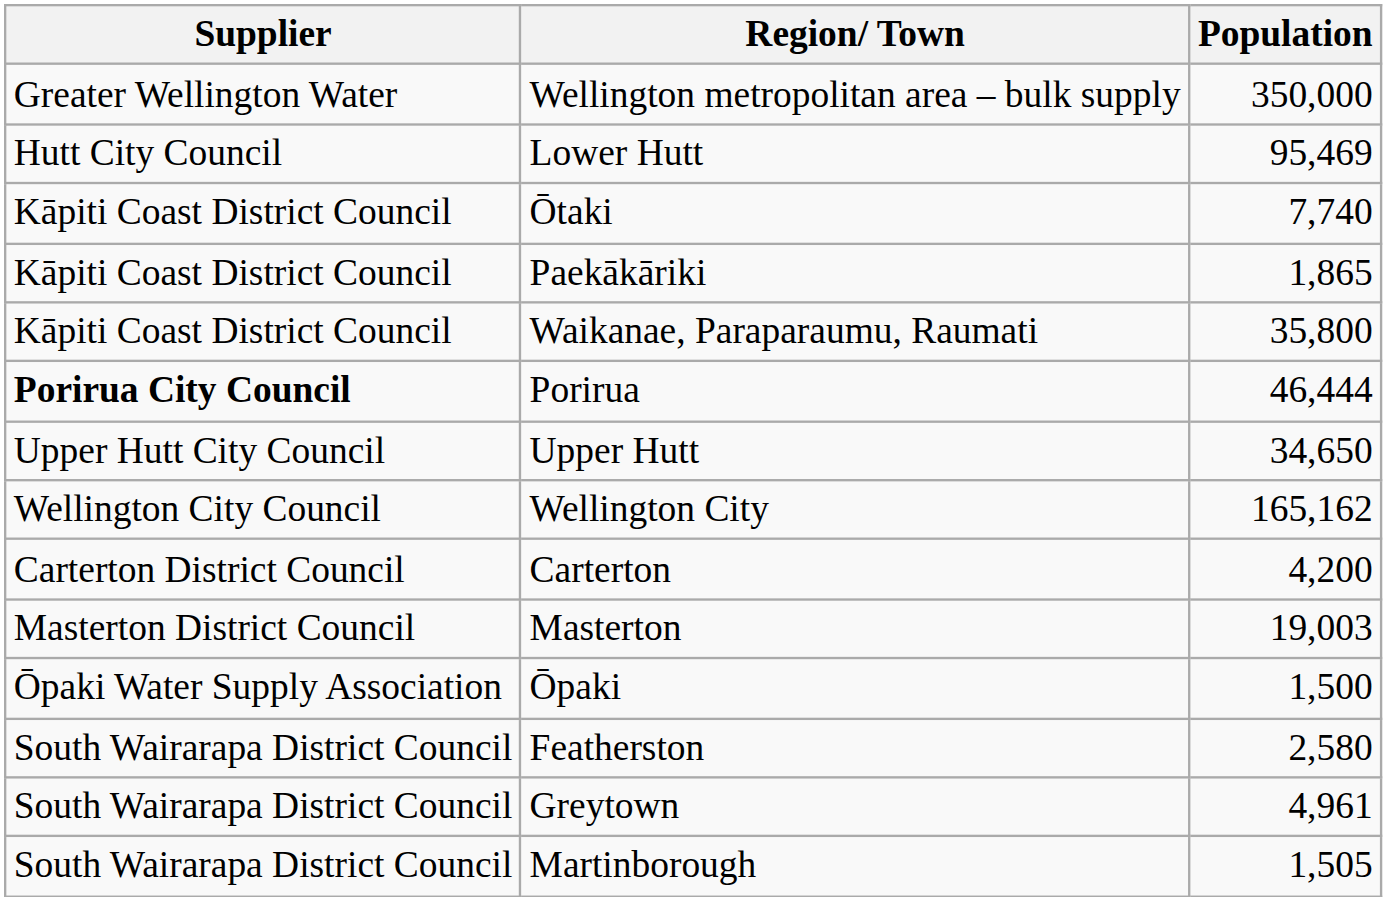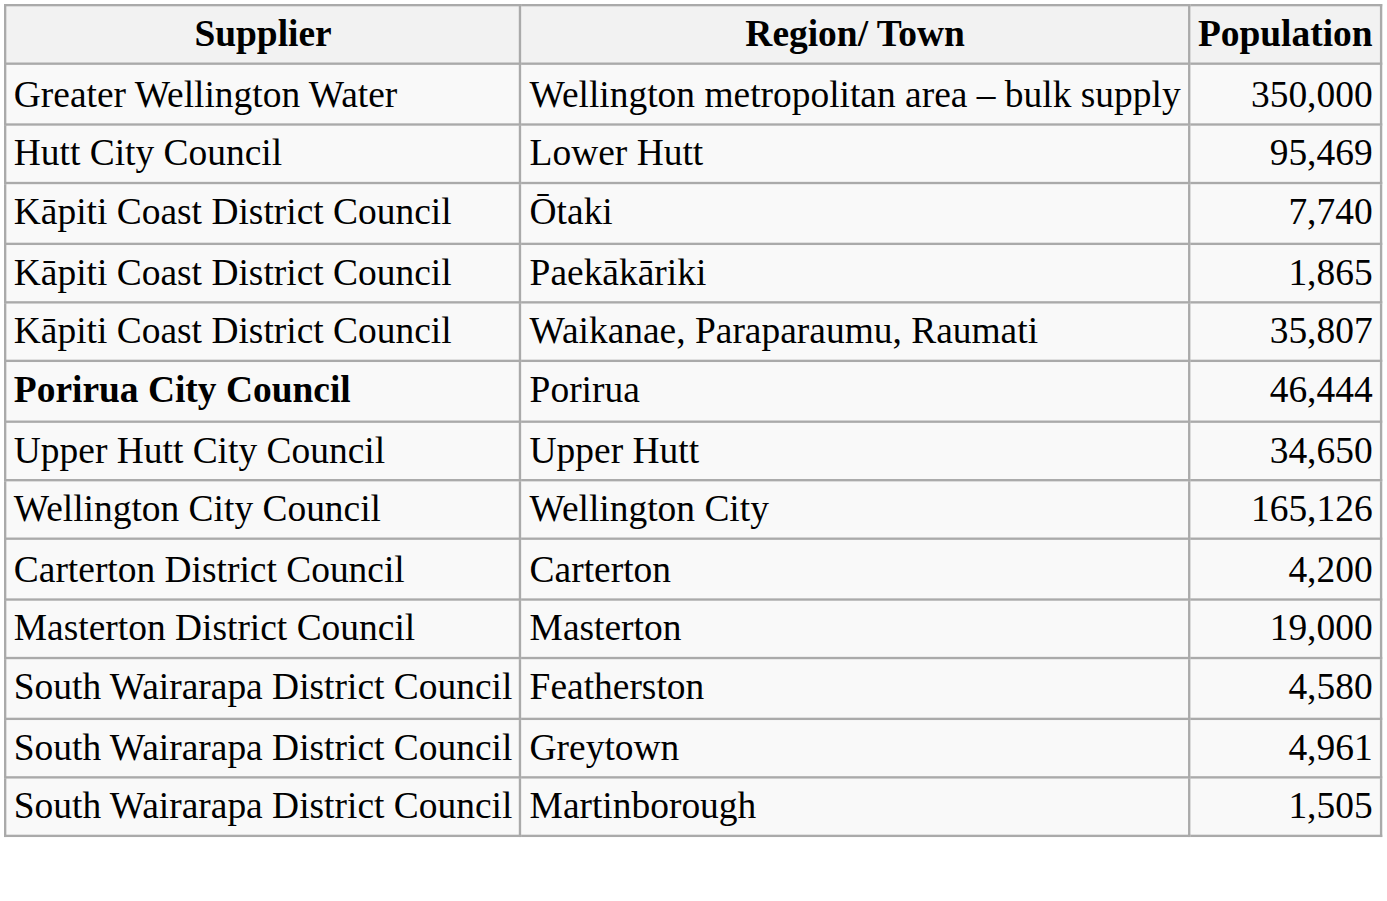(1321, 331) 35,800 -> (1321, 331) 35,807
(1312, 509) 165,162 -> (1312, 509) 165,126
(1321, 627) 19,003 -> (1321, 627) 19,000
- row: (575, 687)
(1331, 746) 2,580 -> (1331, 687) 4,580
